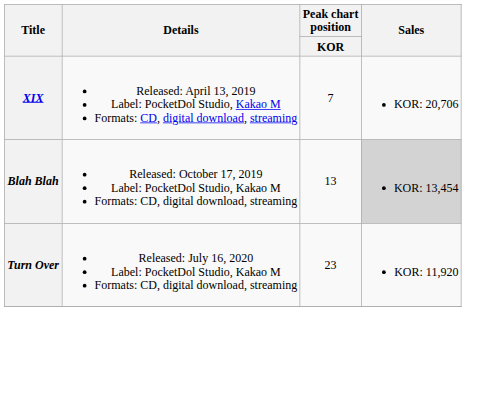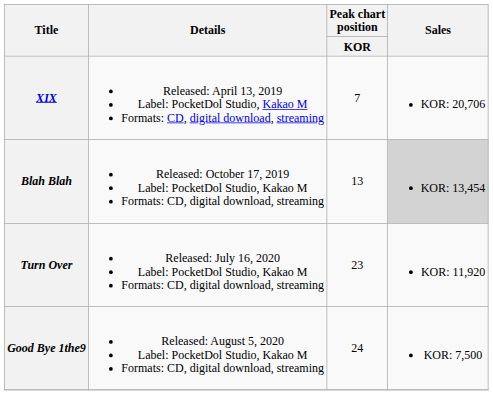+ row: (46, 348)
